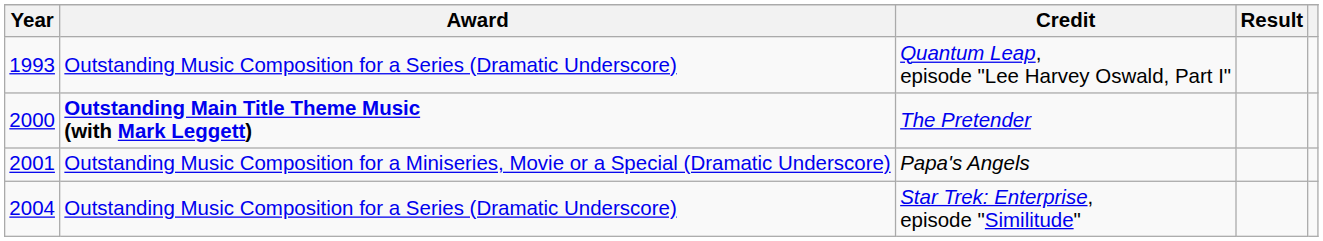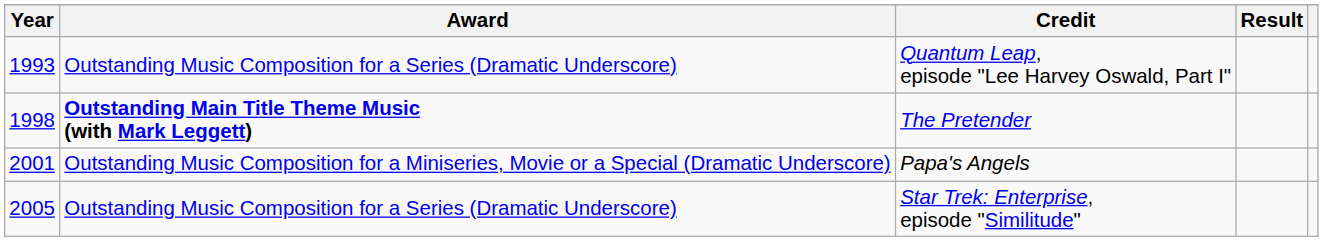(32, 120) 2000 -> (32, 120) 1998
(32, 208) 2004 -> (32, 208) 2005
